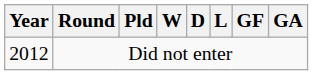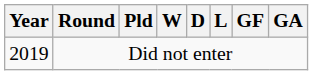(29, 53) 2012 -> (29, 53) 2019
